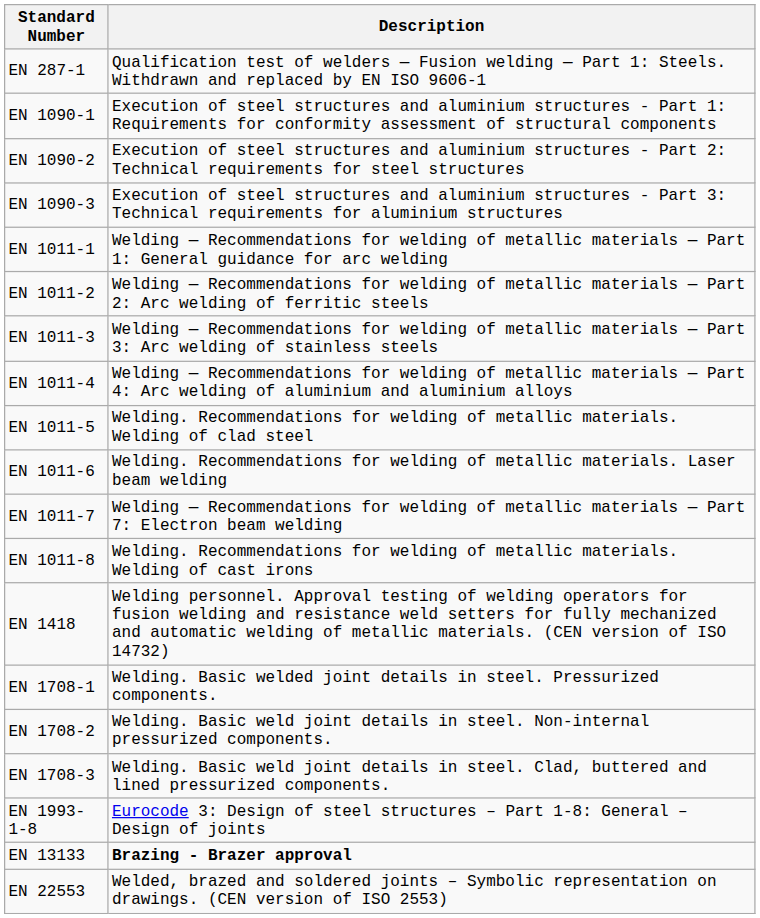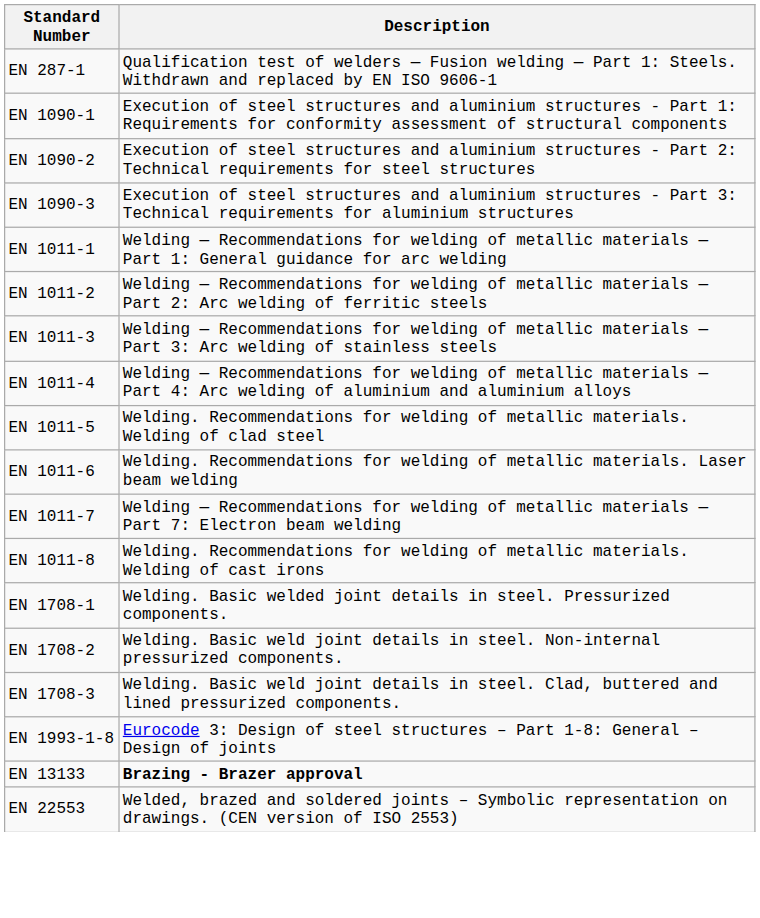- row: (42, 624)
